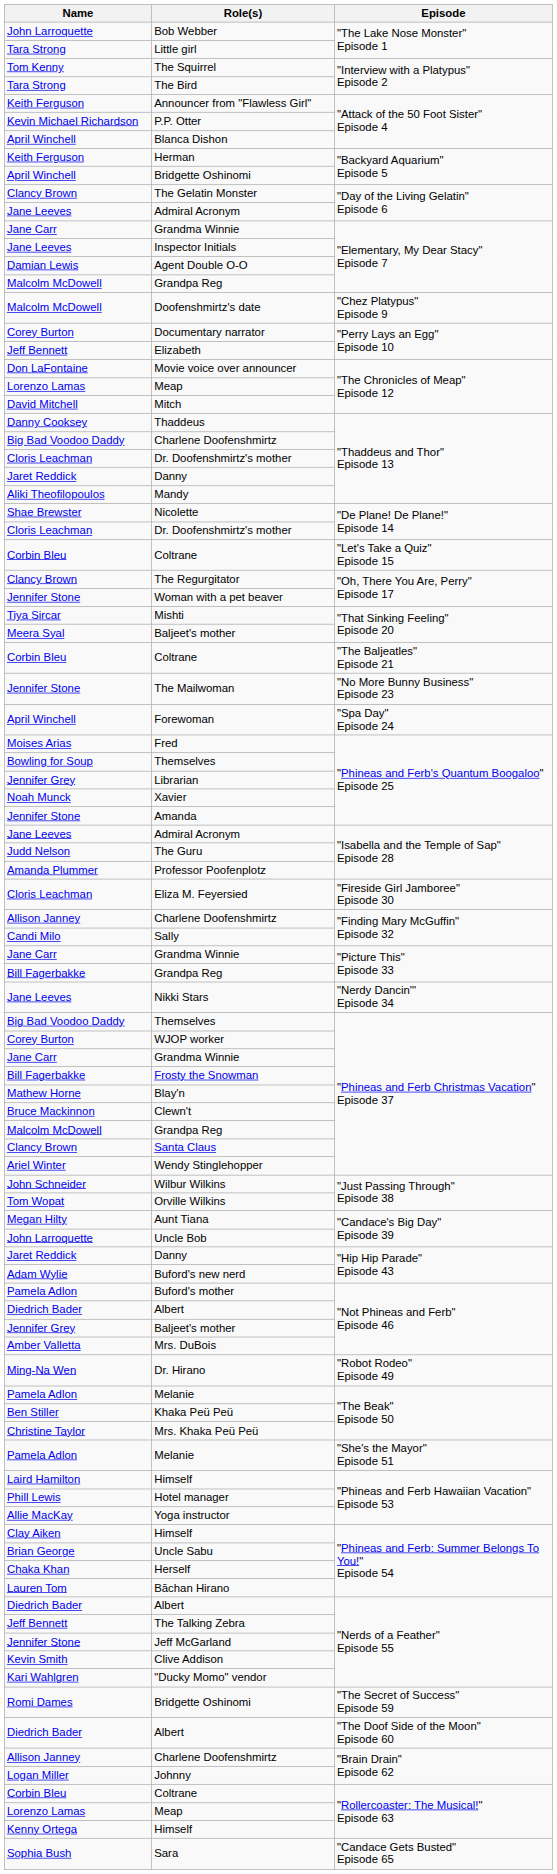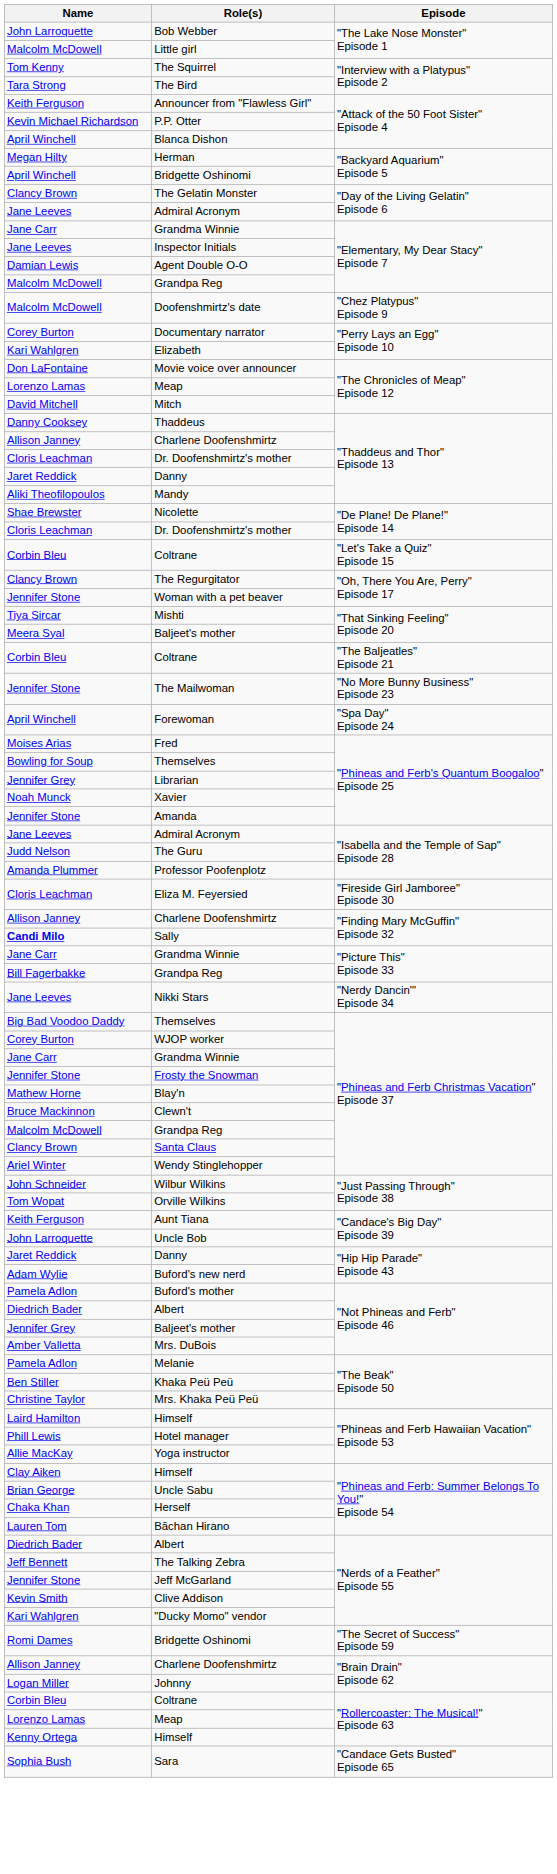(36, 49) Tara Strong -> (54, 49) Malcolm McDowell
(45, 157) Keith Ferguson -> (37, 157) Megan Hilty
(37, 350) Jeff Bennett -> (43, 350) Kari Wahlgren
(66, 440) Big Bad Voodoo Daddy -> (44, 440) Allison Janney
(34, 936) normal -> (36, 936) bold
(46, 1075) Bill Fagerbakke -> (44, 1075) Jennifer Stone
(37, 1219) Megan Hilty -> (45, 1219) Keith Ferguson
- row: (180, 1370)
- row: (174, 1455)
- row: (169, 1733)
